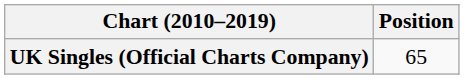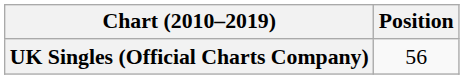(416, 56) 65 -> (416, 56) 56
